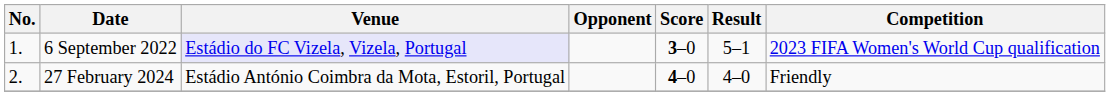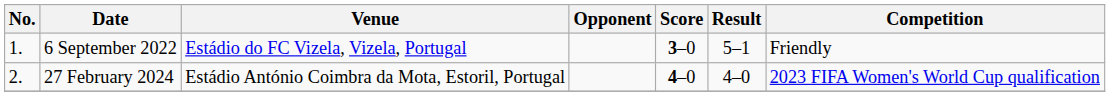(326, 47) lavender background -> (326, 47) no background
(935, 47) 2023 FIFA Women's World Cup qualification -> (801, 47) Friendly
(801, 76) Friendly -> (935, 76) 2023 FIFA Women's World Cup qualification
